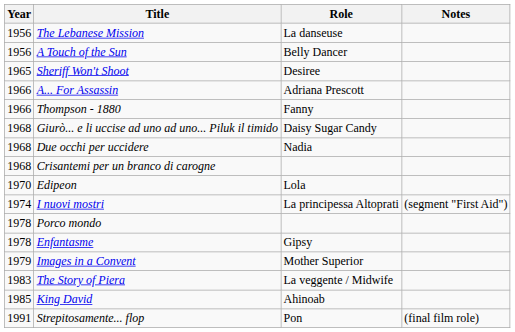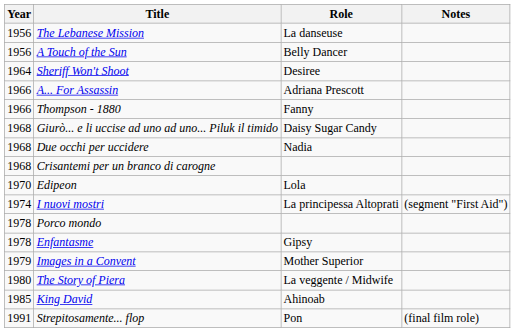(19, 71) 1965 -> (19, 71) 1964
(19, 280) 1983 -> (19, 280) 1980
